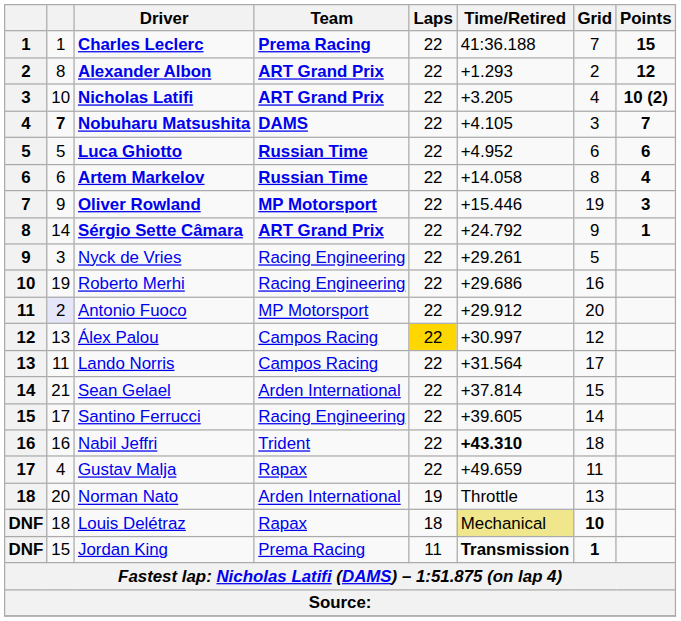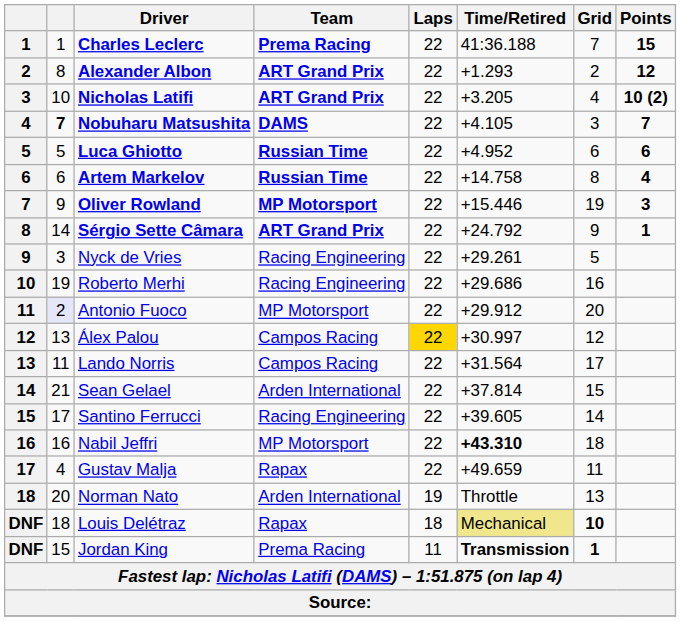(491, 177) +14.058 -> (491, 177) +14.758
(284, 443) Trident -> (313, 443) MP Motorsport
